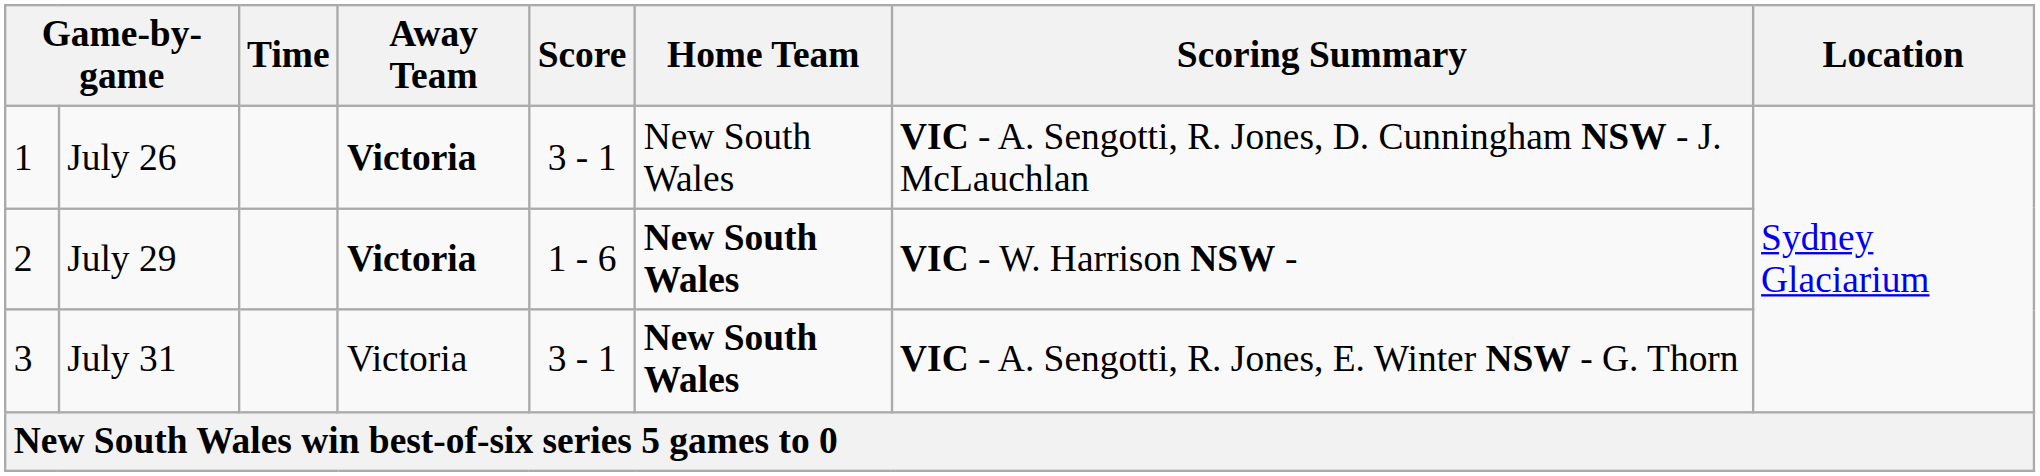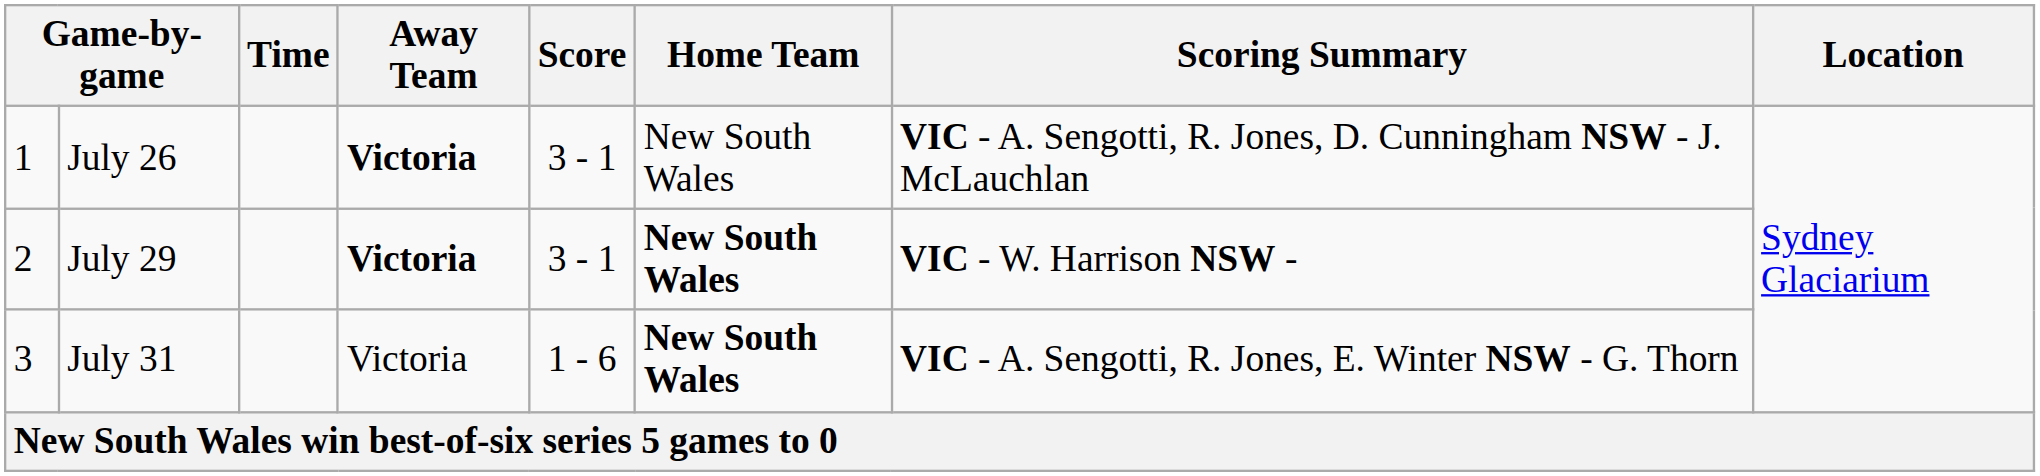(582, 258) 1 - 6 -> (582, 258) 3 - 1
(582, 359) 3 - 1 -> (582, 359) 1 - 6
